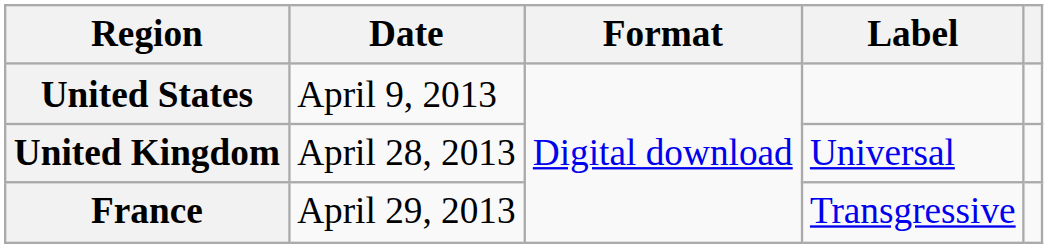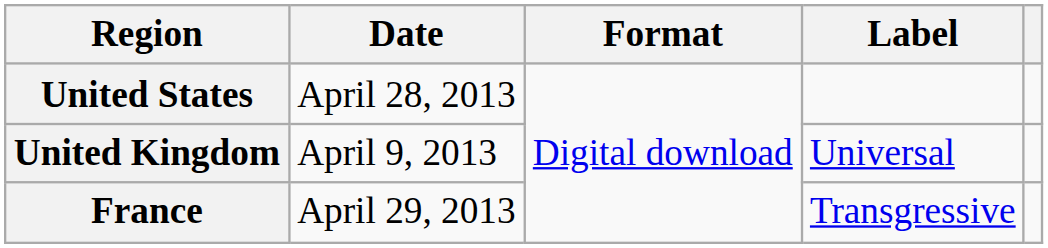(397, 93) April 9, 2013 -> (406, 93) April 28, 2013
(406, 152) April 28, 2013 -> (397, 152) April 9, 2013
